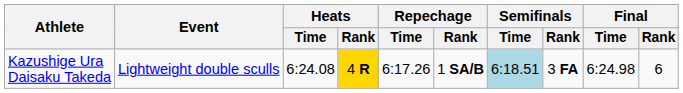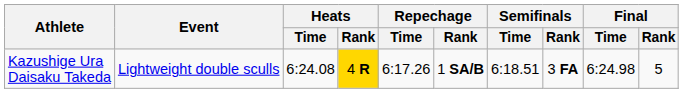(515, 69) lightblue background -> (515, 69) no background
(659, 69) 6 -> (659, 69) 5
